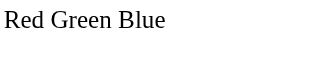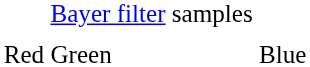+ row: (24, 14)
